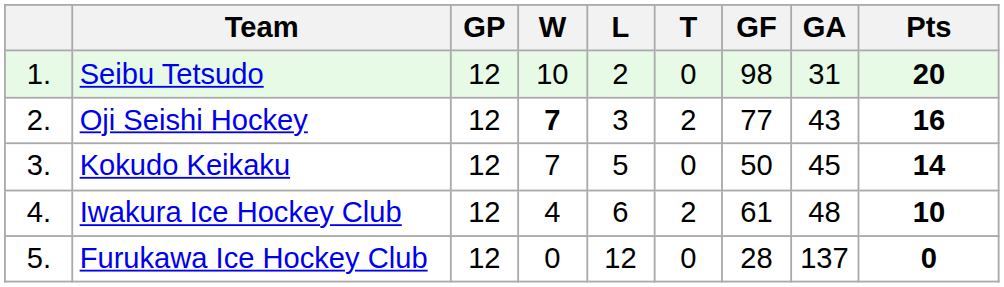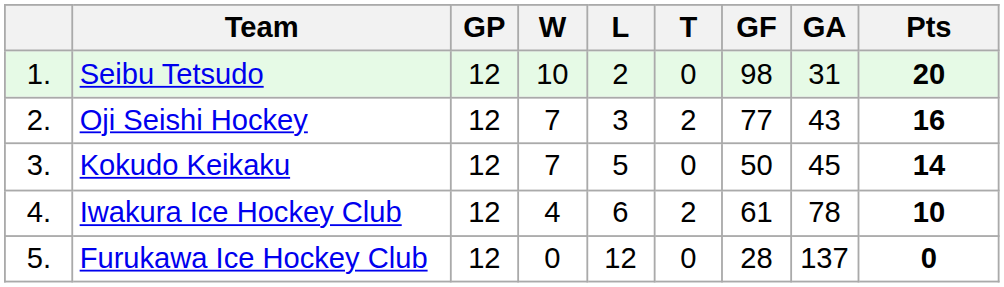(552, 119) bold -> (552, 119) normal
(824, 212) 48 -> (824, 212) 78
